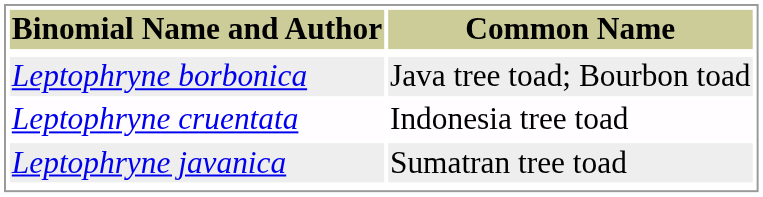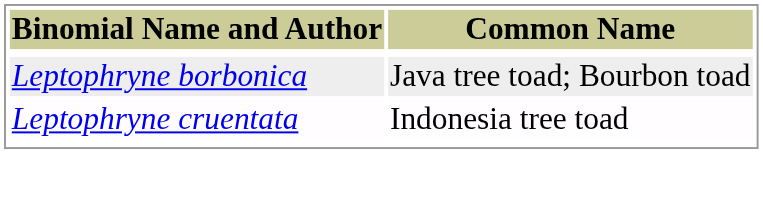- row: (149, 162)
